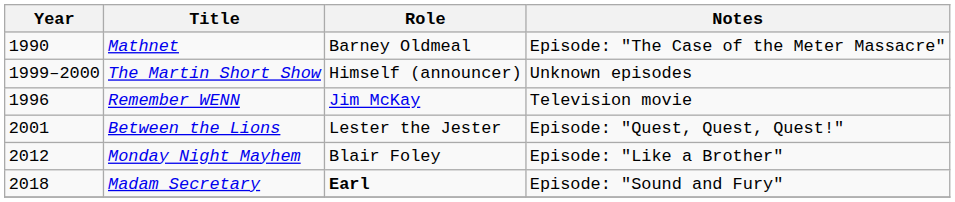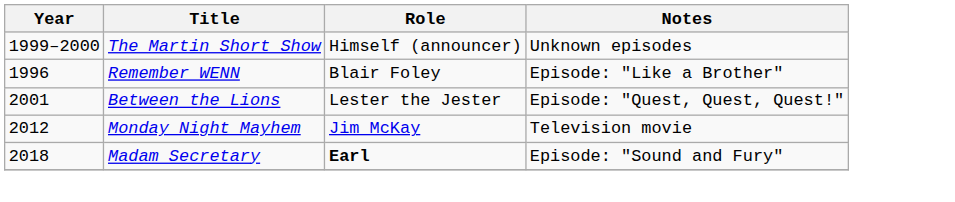- row: (143, 46)
(375, 101) Jim McKay -> (385, 74) Blair Foley
(611, 101) Television movie -> (657, 74) Episode: "Like a Brother"
(385, 156) Blair Foley -> (375, 129) Jim McKay
(657, 156) Episode: "Like a Brother" -> (611, 129) Television movie
